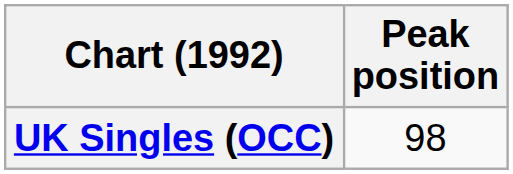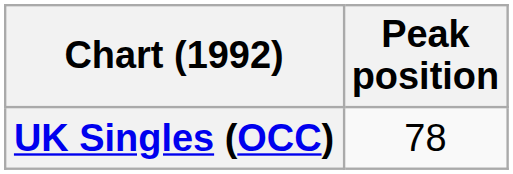(425, 137) 98 -> (425, 137) 78
